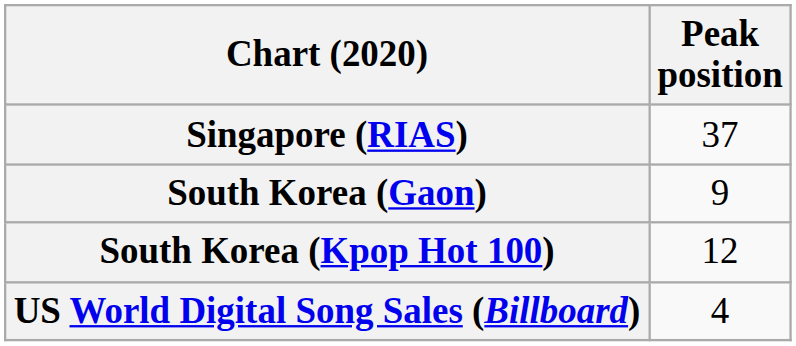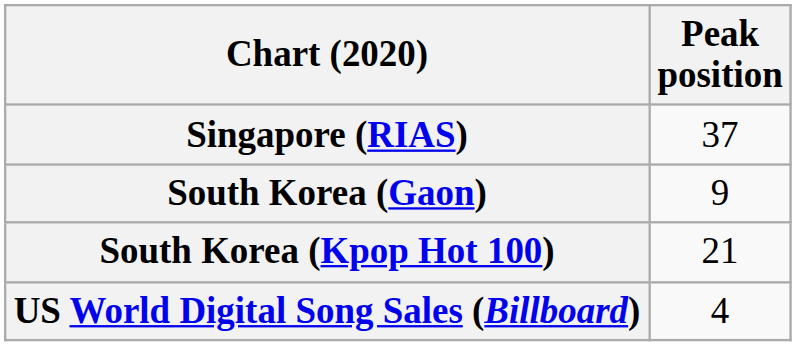(720, 251) 12 -> (720, 251) 21
